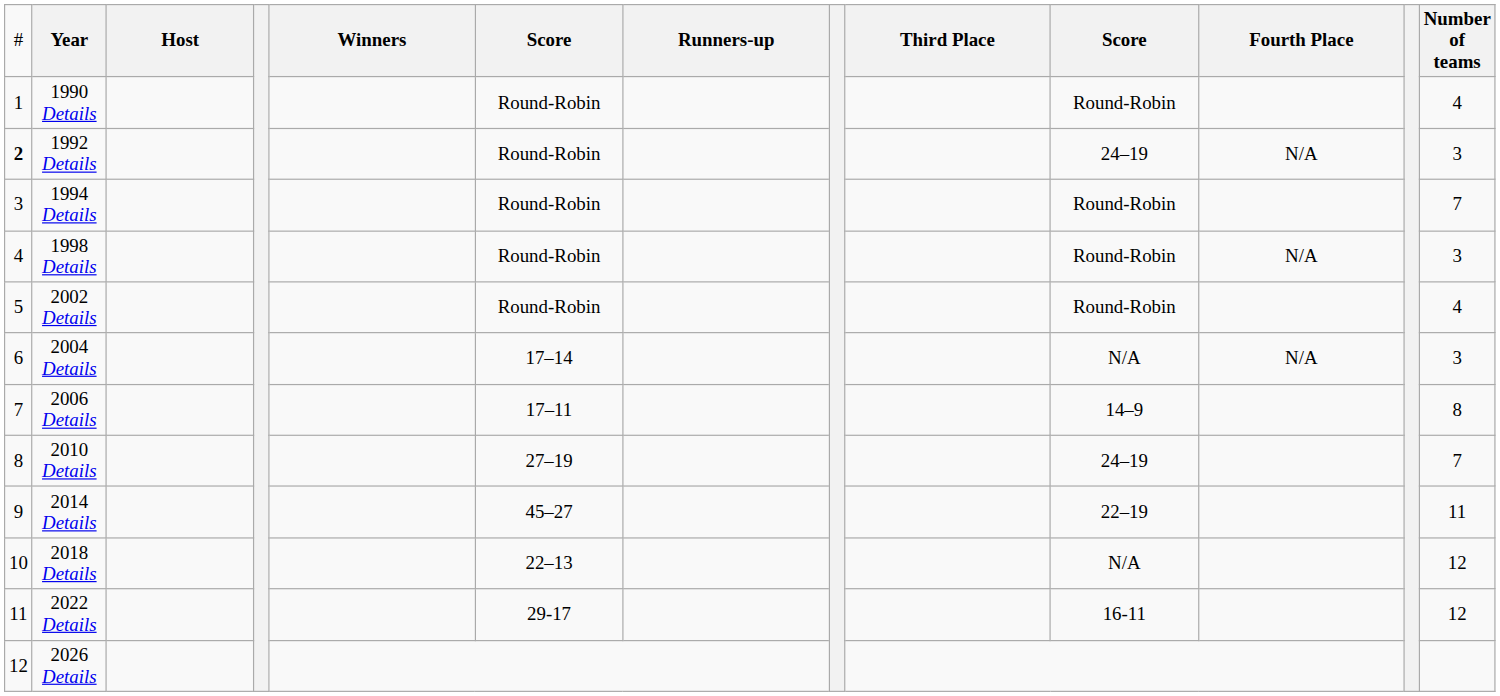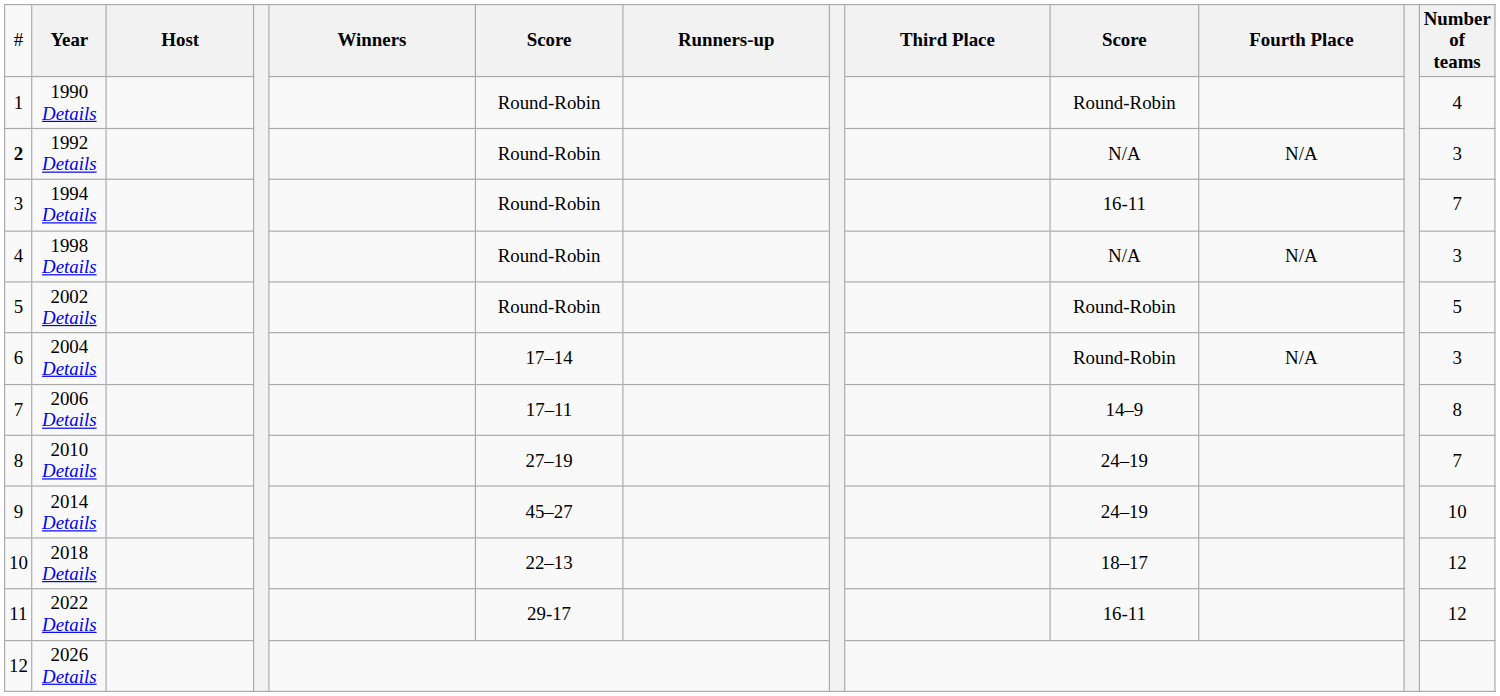(1124, 153) 24–19 -> (1124, 153) N/A
(1124, 204) Round-Robin -> (1124, 204) 16-11
(1124, 256) Round-Robin -> (1124, 256) N/A
(1457, 307) 4 -> (1457, 307) 5
(1124, 358) N/A -> (1124, 358) Round-Robin
(1124, 511) 22–19 -> (1124, 511) 24–19
(1457, 511) 11 -> (1457, 511) 10
(1124, 563) N/A -> (1124, 563) 18–17
